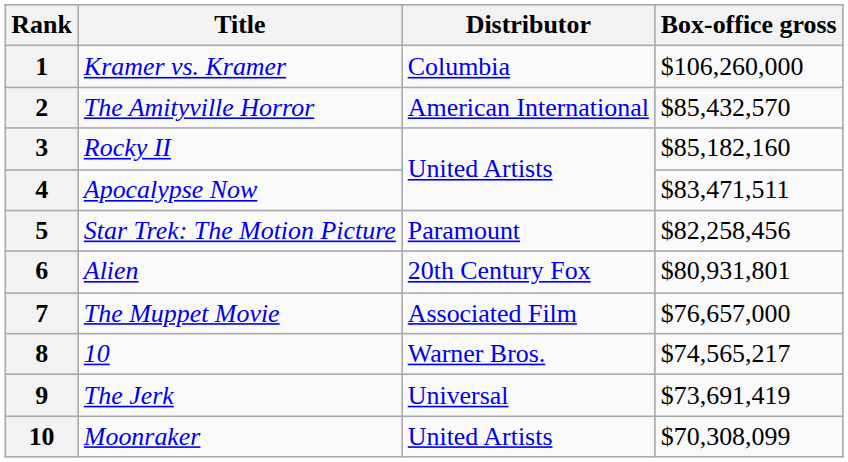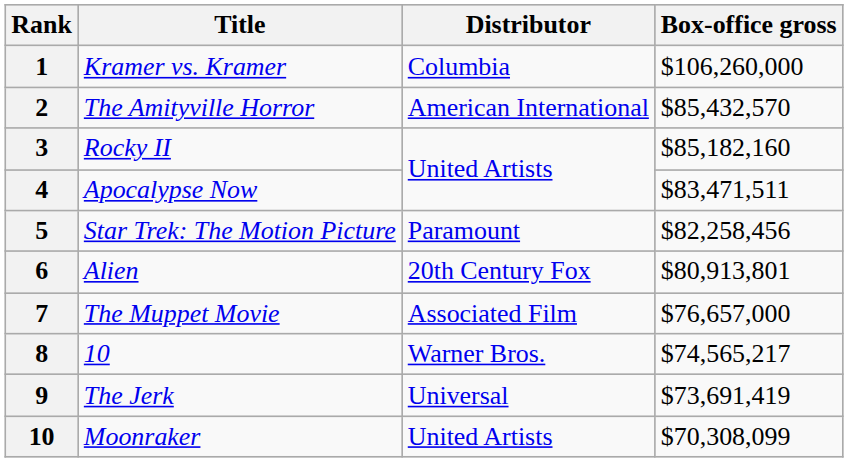(726, 271) $80,931,801 -> (726, 271) $80,913,801
